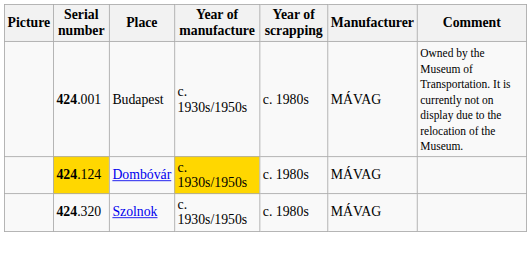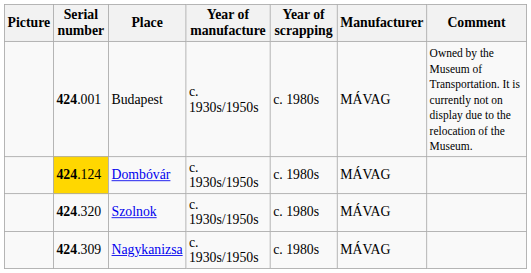(212, 175) gold background -> (224, 175) no background
+ row: (147, 249)
